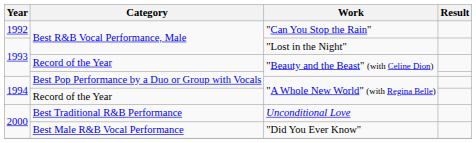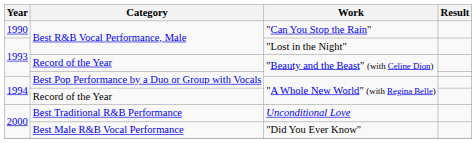(17, 29) 1992 -> (17, 29) 1990
